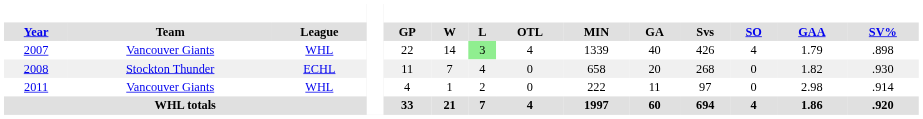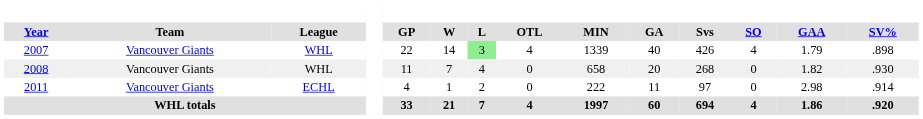(170, 68) Stockton Thunder -> (170, 68) Vancouver Giants
(319, 68) ECHL -> (319, 68) WHL
(319, 87) WHL -> (319, 87) ECHL
